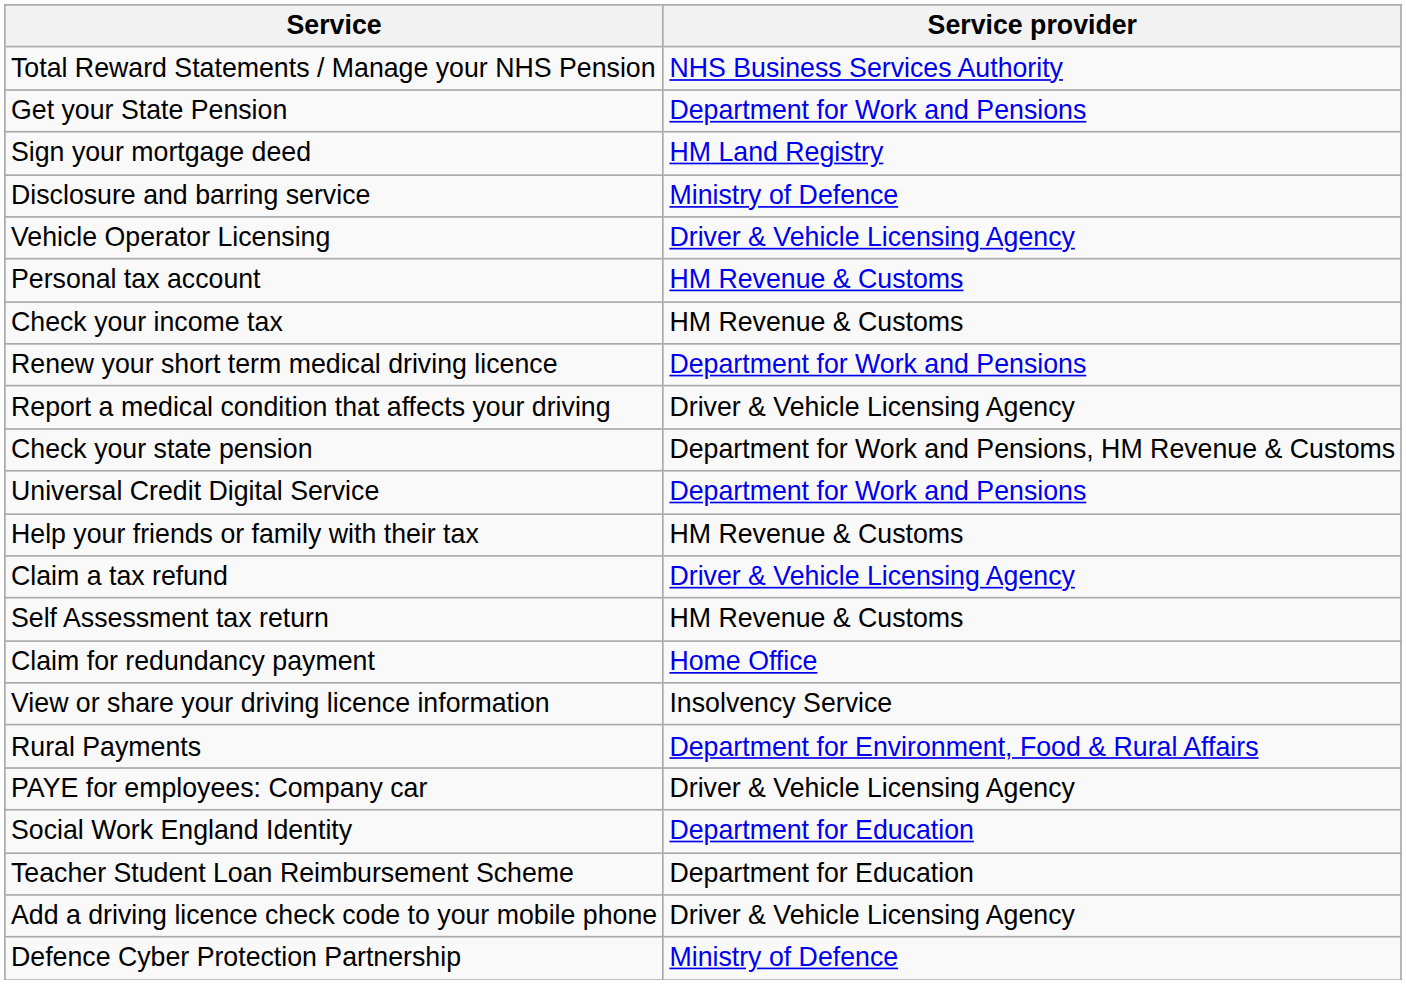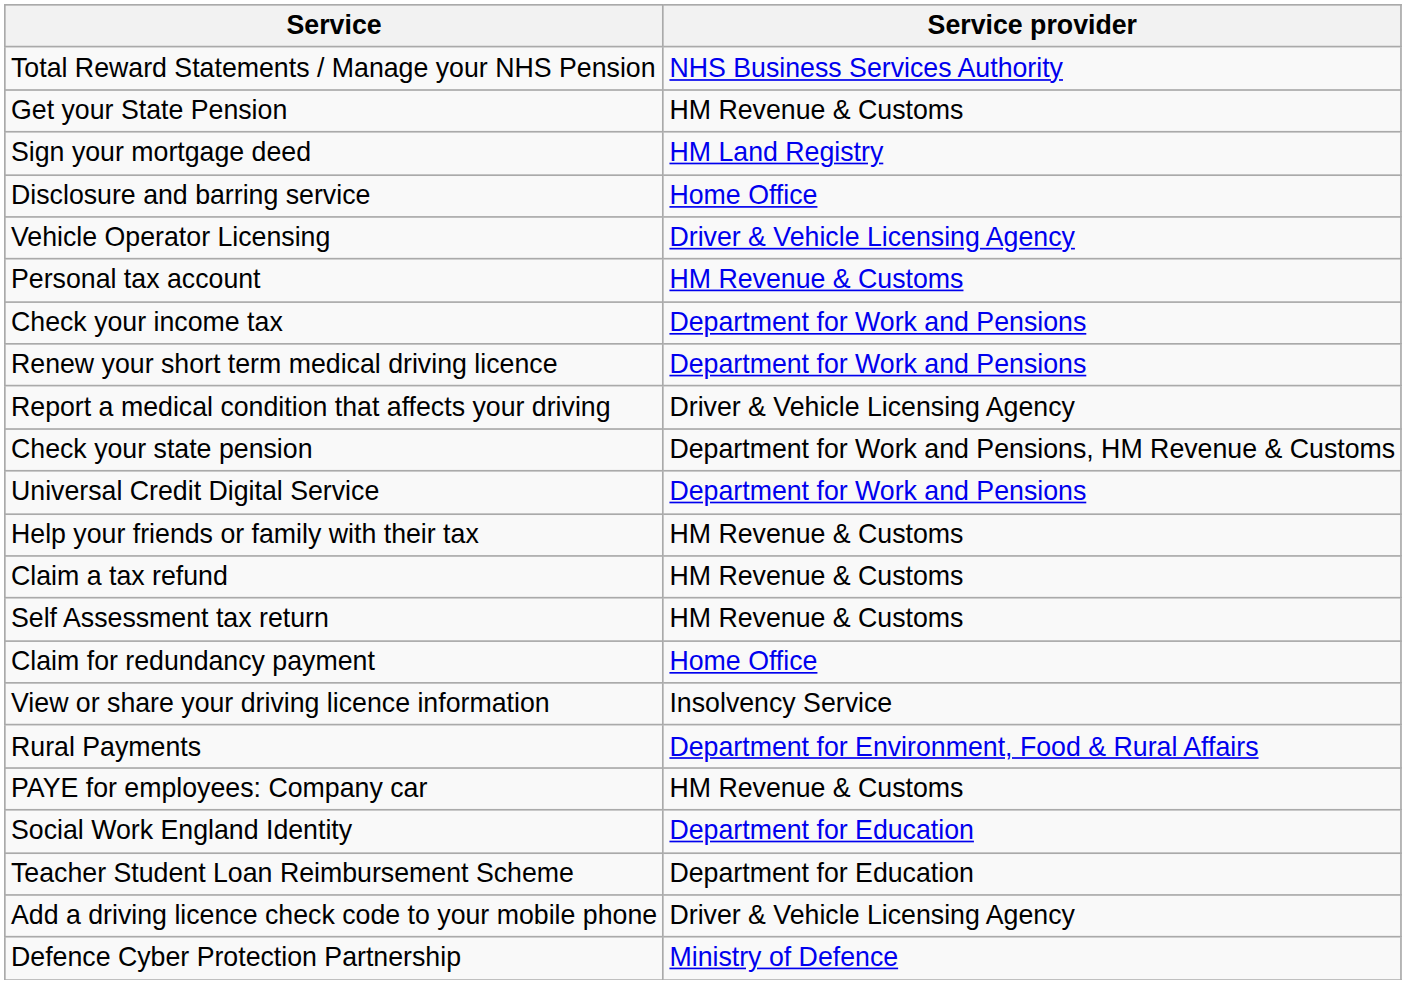(878, 110) Department for Work and Pensions -> (816, 110) HM Revenue & Customs
(784, 195) Ministry of Defence -> (743, 195) Home Office
(816, 322) HM Revenue & Customs -> (878, 322) Department for Work and Pensions
(872, 576) Driver & Vehicle Licensing Agency -> (816, 576) HM Revenue & Customs
(872, 788) Driver & Vehicle Licensing Agency -> (816, 788) HM Revenue & Customs
